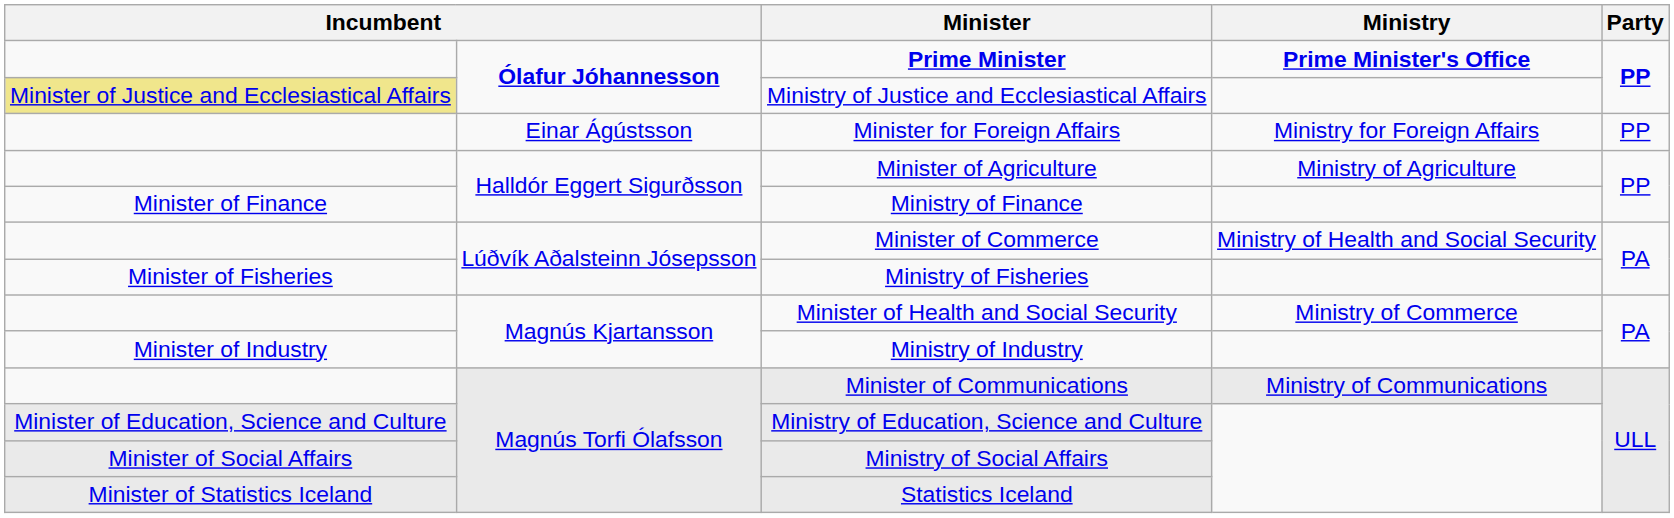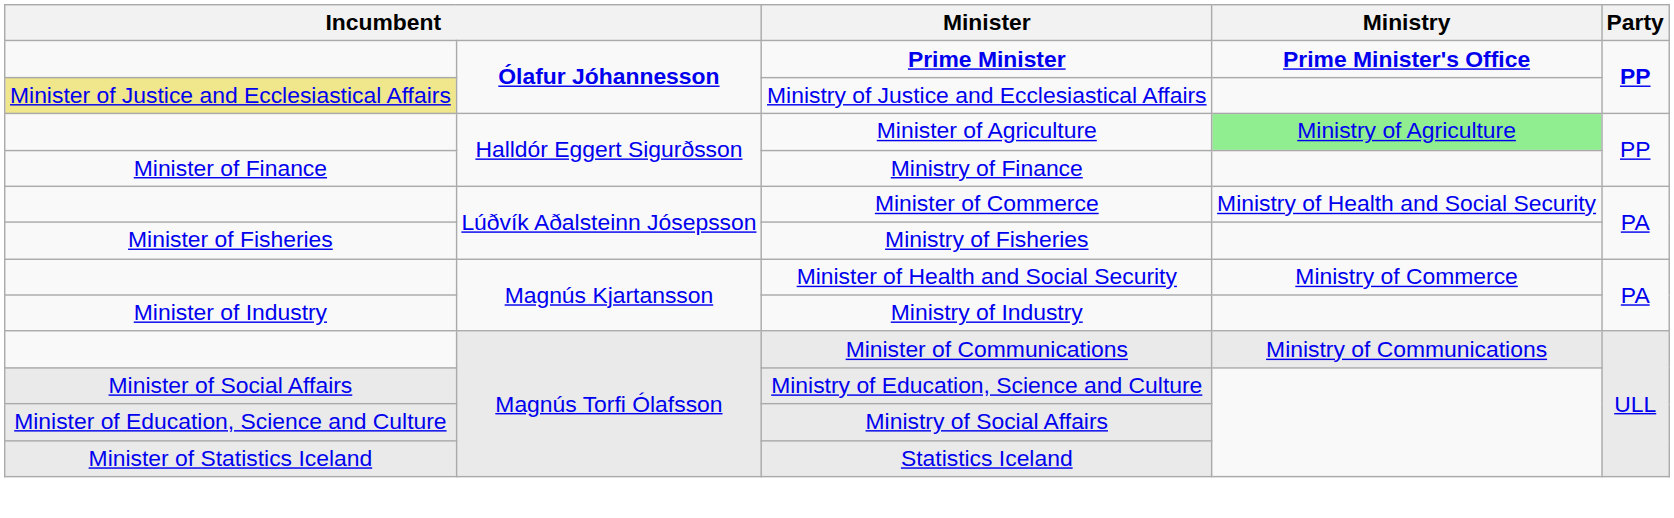- row: (987, 131)
(1407, 167) no background -> (1407, 131) lightgreen background
(230, 421) Minister of Education, Science and Culture -> (230, 385) Minister of Social Affairs
(230, 458) Minister of Social Affairs -> (230, 421) Minister of Education, Science and Culture
